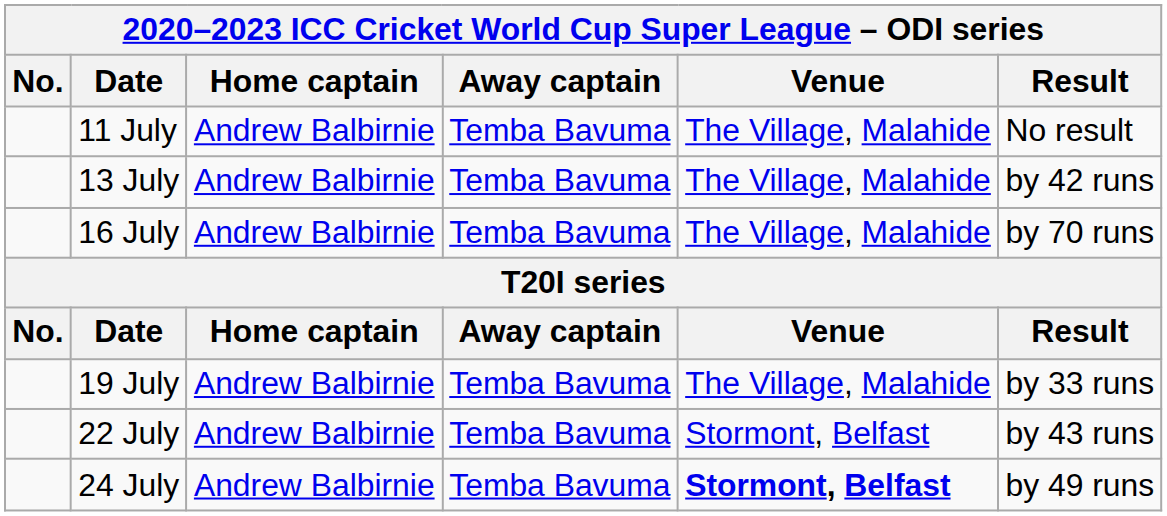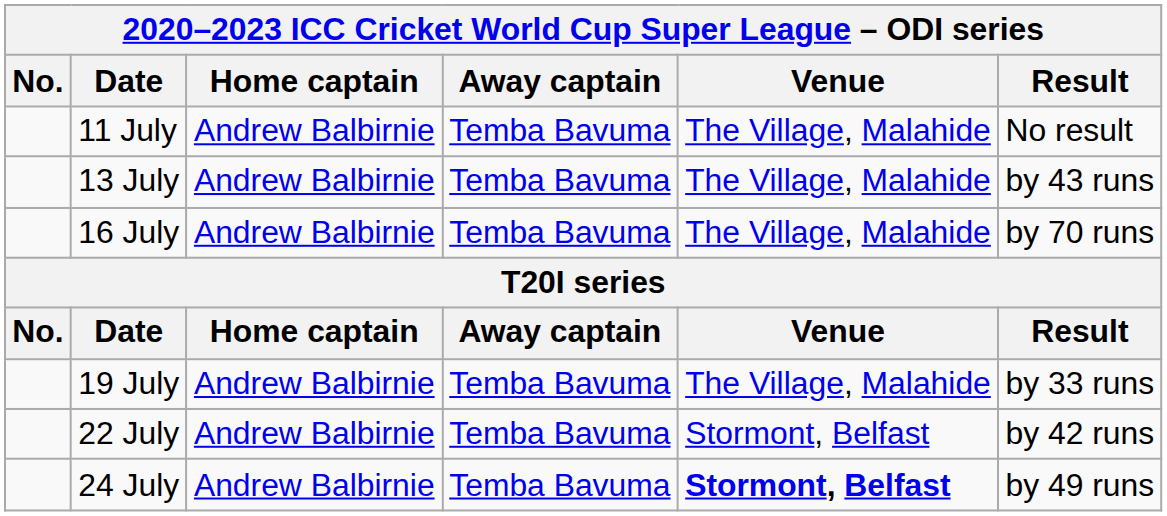(1080, 181) by 42 runs -> (1080, 181) by 43 runs
(1080, 433) by 43 runs -> (1080, 433) by 42 runs
